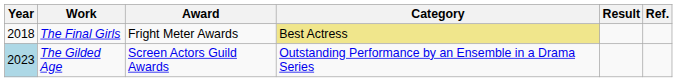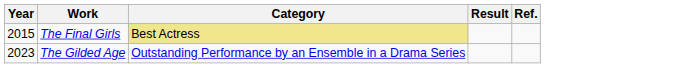- column: (201, 14)
(21, 33) 2018 -> (21, 33) 2015
(21, 60) lightblue background -> (21, 53) no background
